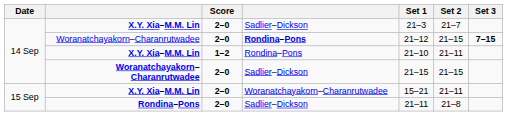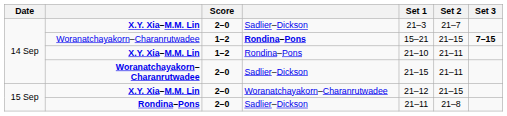(222, 39) 2–0 -> (222, 39) 1–2
(416, 39) 21–12 -> (416, 39) 15–21
(451, 72) 21–15 -> (451, 72) 21–11
(416, 91) 15–21 -> (416, 91) 21–12
(451, 91) 21–11 -> (451, 91) 21–15
